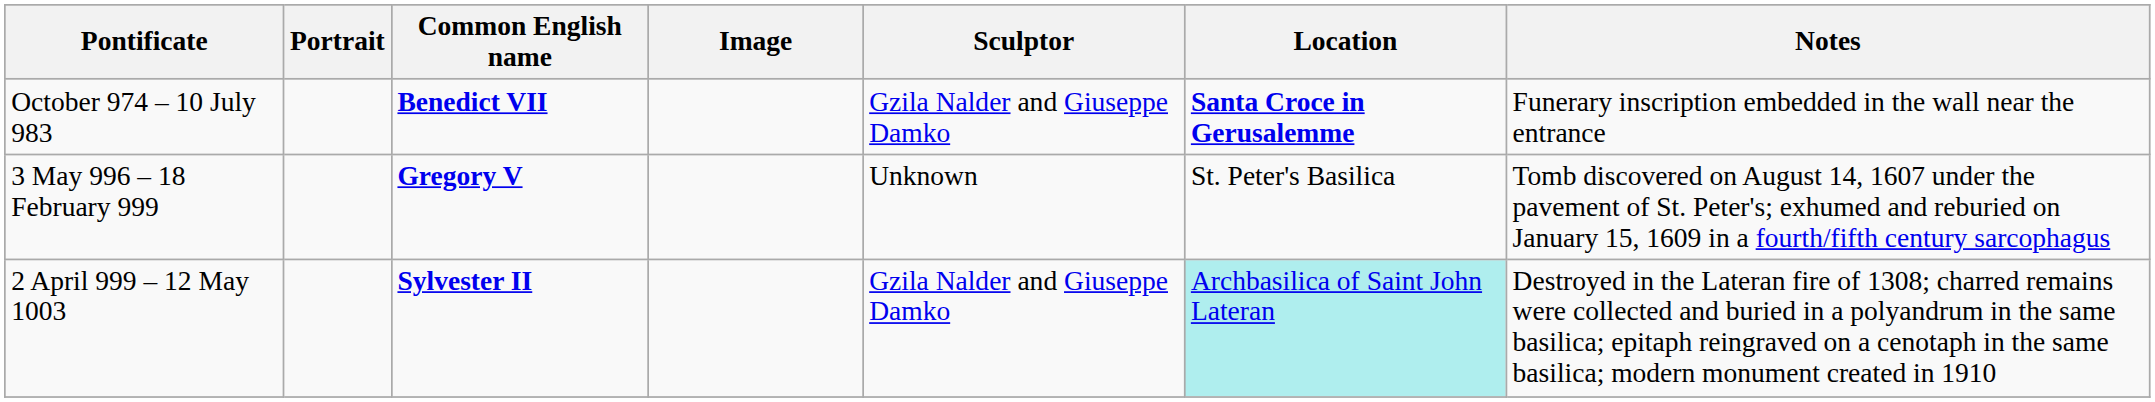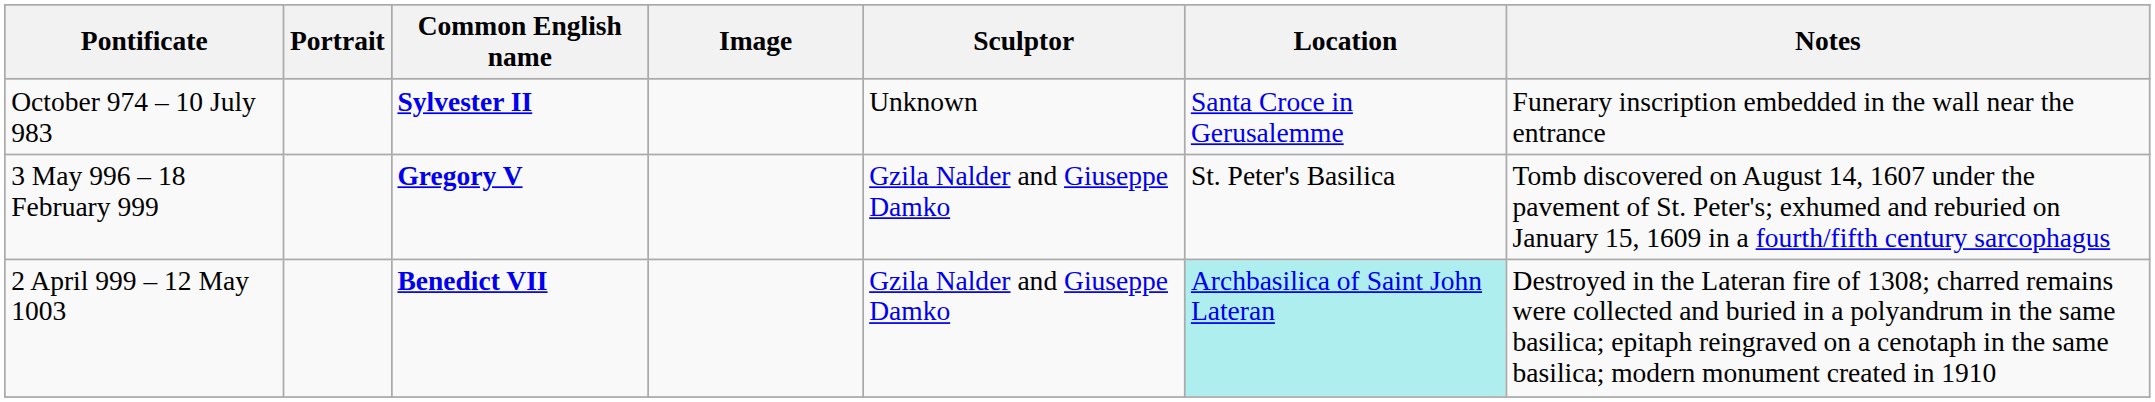(472, 100) Benedict VII -> (465, 100) Sylvester II
(1019, 116) Gzila Nalder and Giuseppe Damko -> (923, 100) Unknown
(1278, 116) bold -> (1272, 116) normal
(923, 175) Unknown -> (1019, 191) Gzila Nalder and Giuseppe Damko
(465, 281) Sylvester II -> (472, 281) Benedict VII
